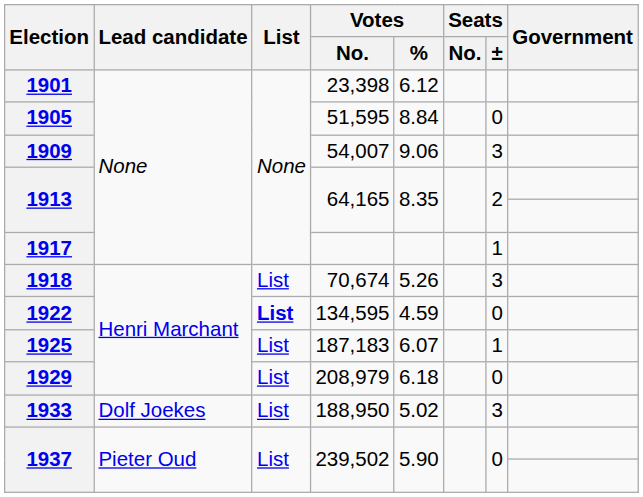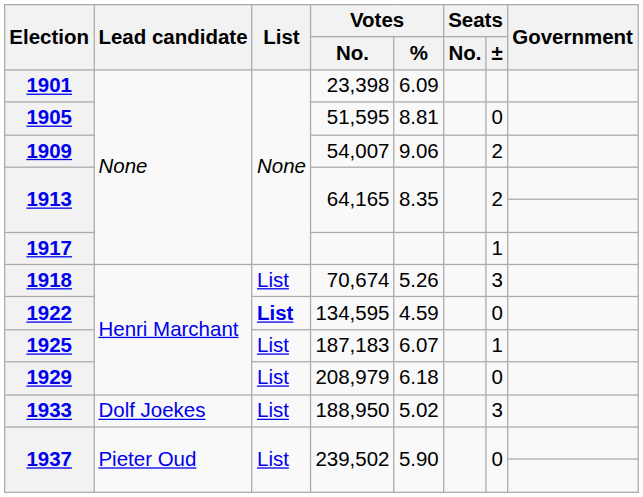(419, 85) 6.12 -> (419, 85) 6.09
(419, 118) 8.84 -> (419, 118) 8.81
(497, 150) 3 -> (497, 150) 2
